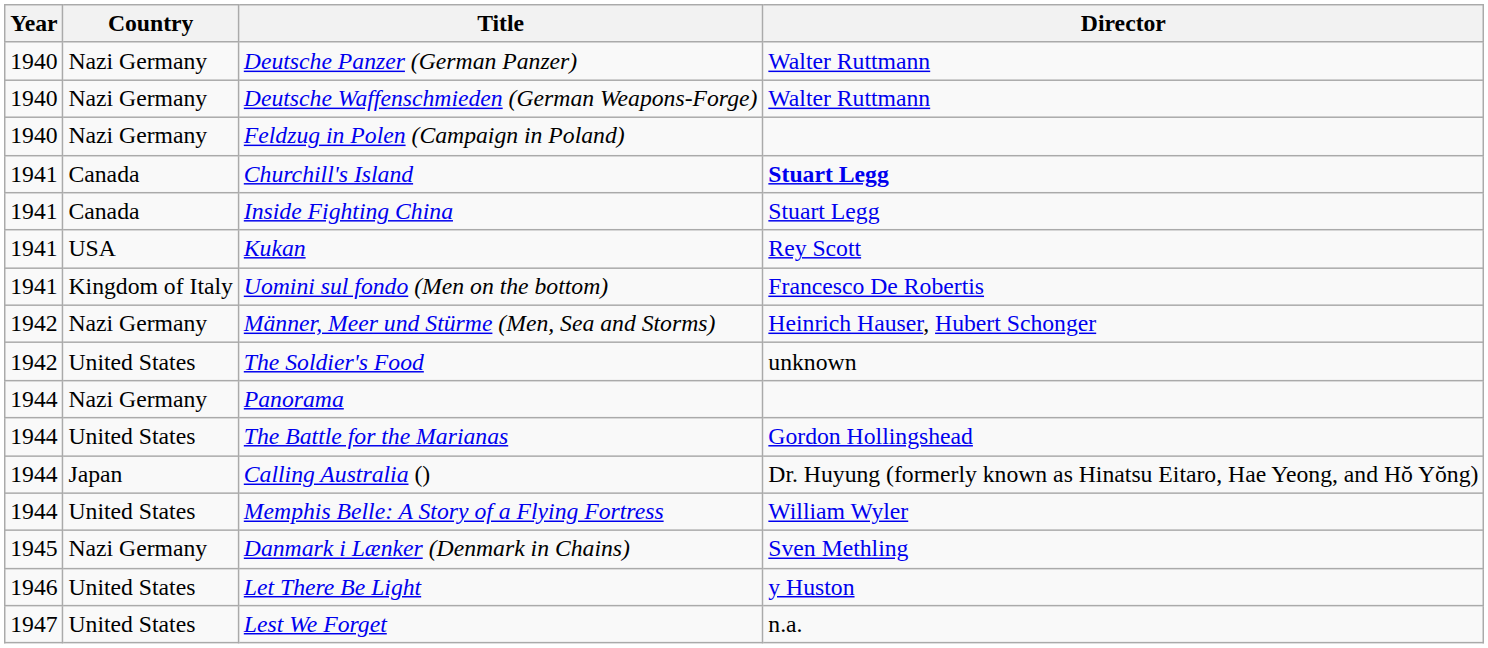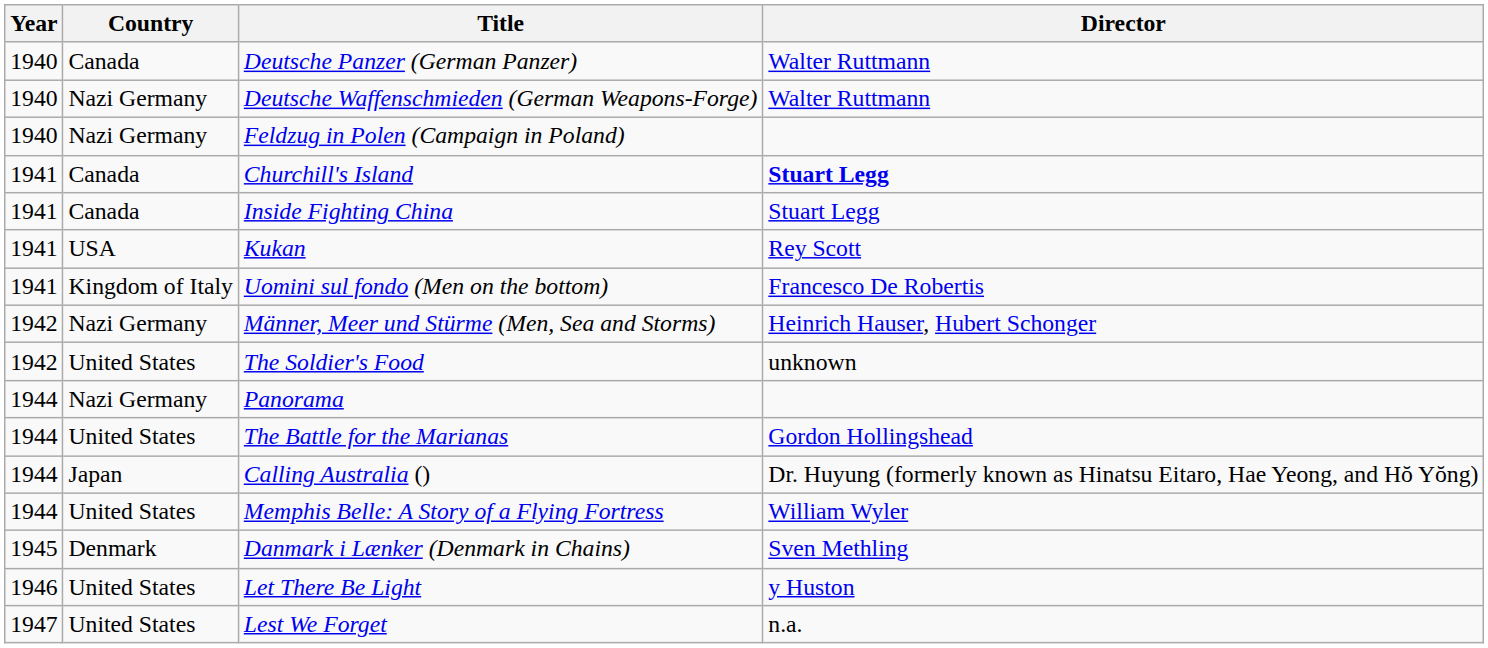(138, 60) Nazi Germany -> (104, 60) Canada
(138, 549) Nazi Germany -> (113, 549) Denmark
